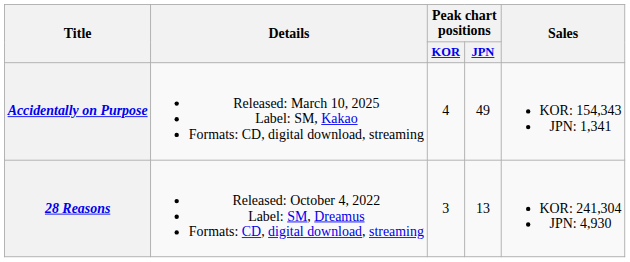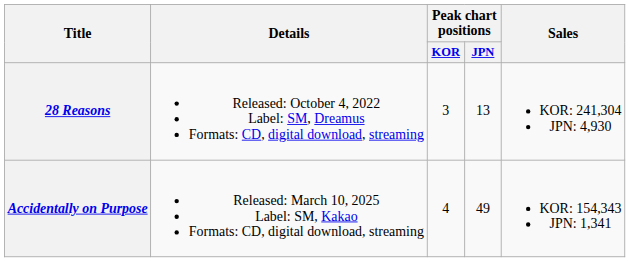rows swapped: (78, 208) <-> (78, 111)
